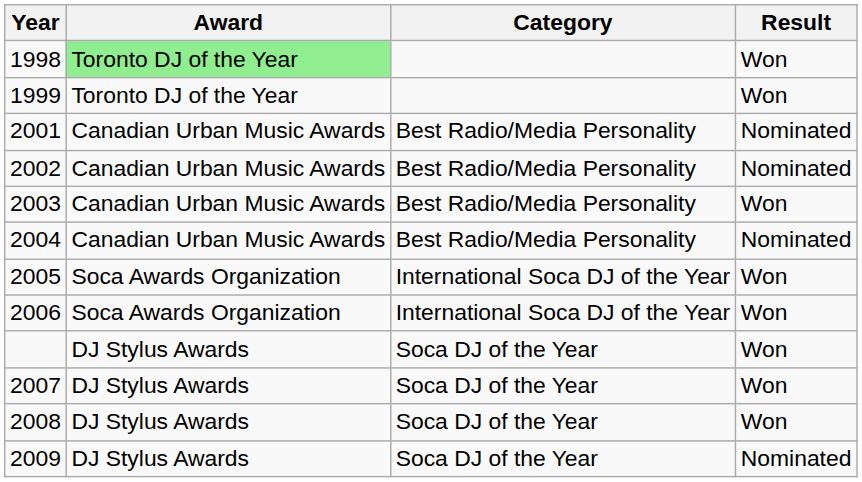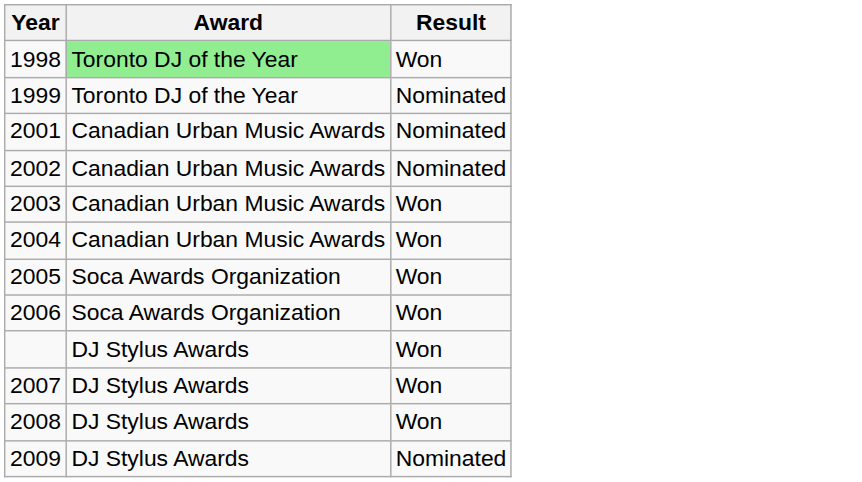- column: (563, 22)
(764, 95) Won -> (451, 95) Nominated
(796, 240) Nominated -> (419, 240) Won
